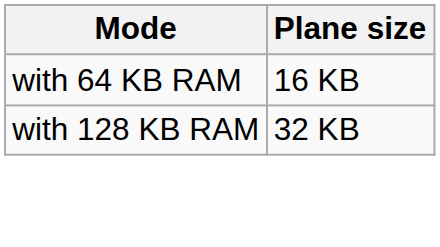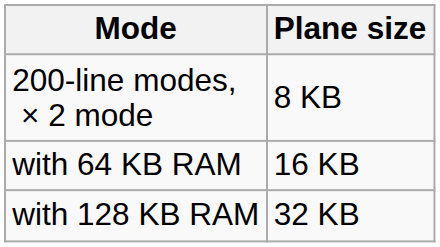+ row: (124, 97)
